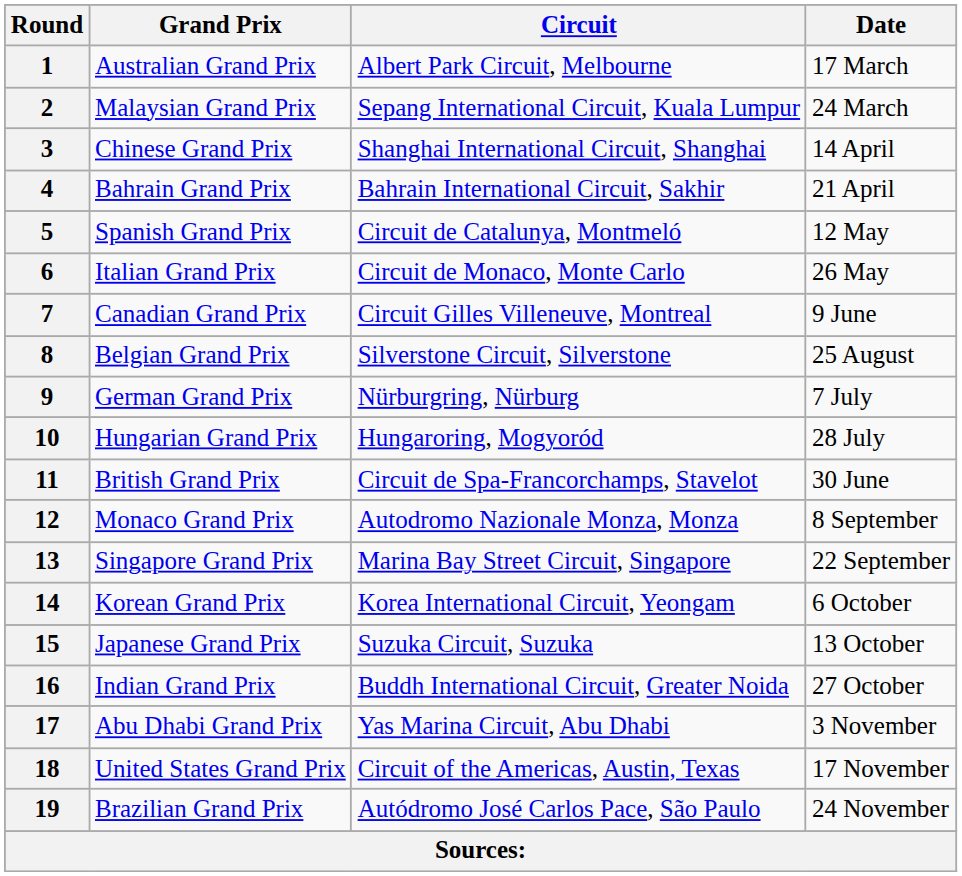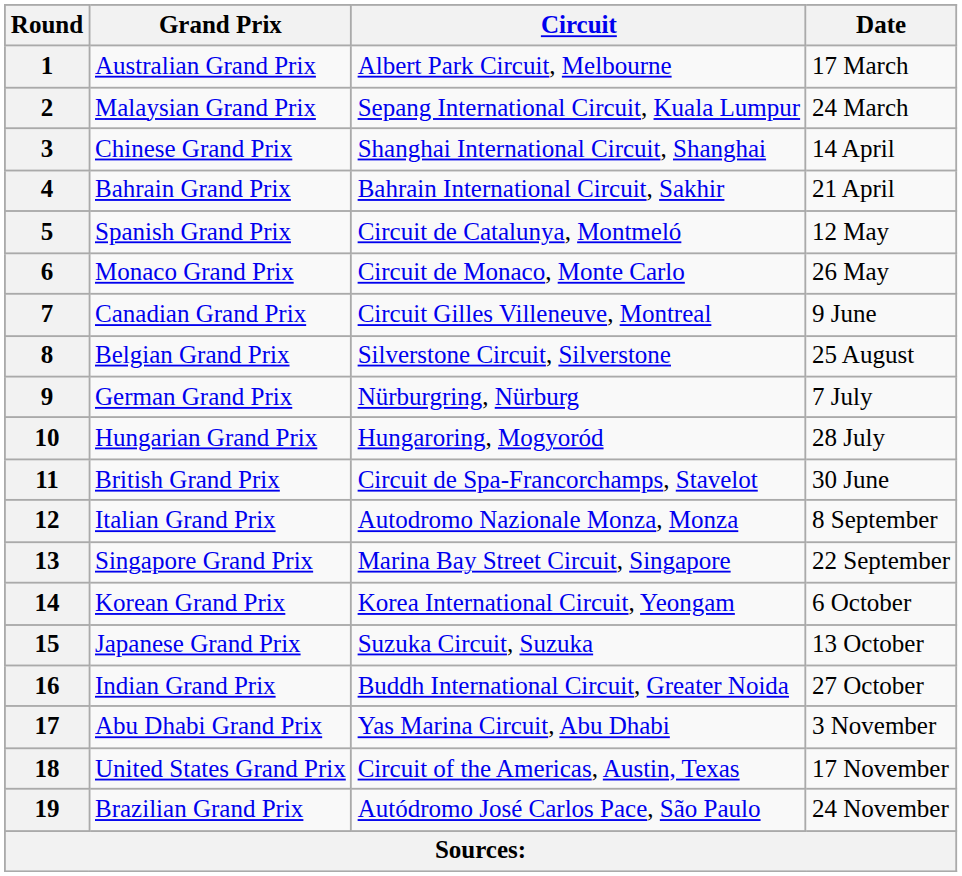(185, 272) Italian Grand Prix -> (194, 272) Monaco Grand Prix
(194, 520) Monaco Grand Prix -> (185, 520) Italian Grand Prix
